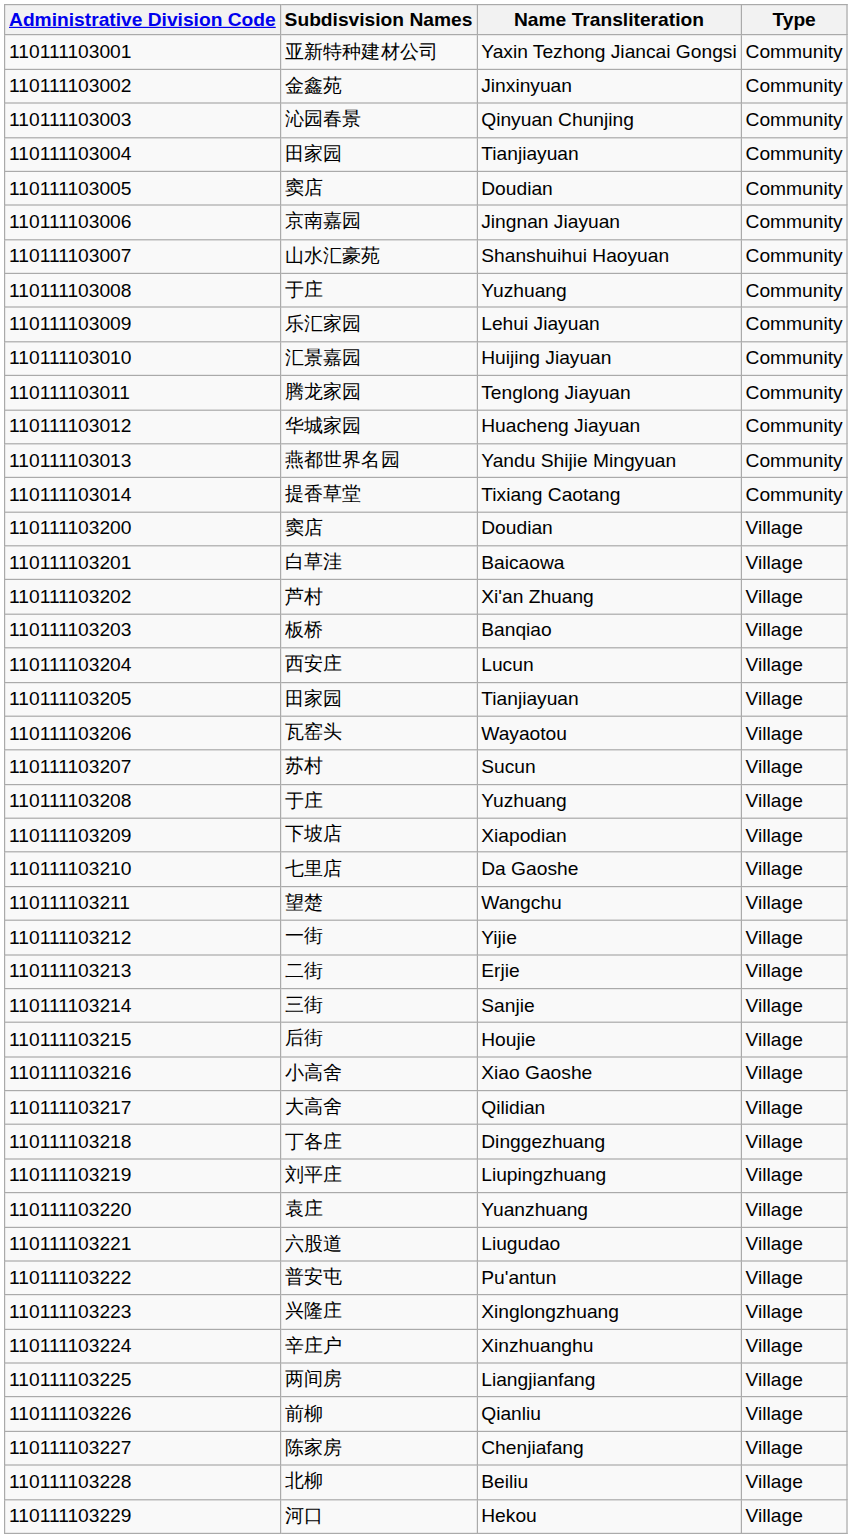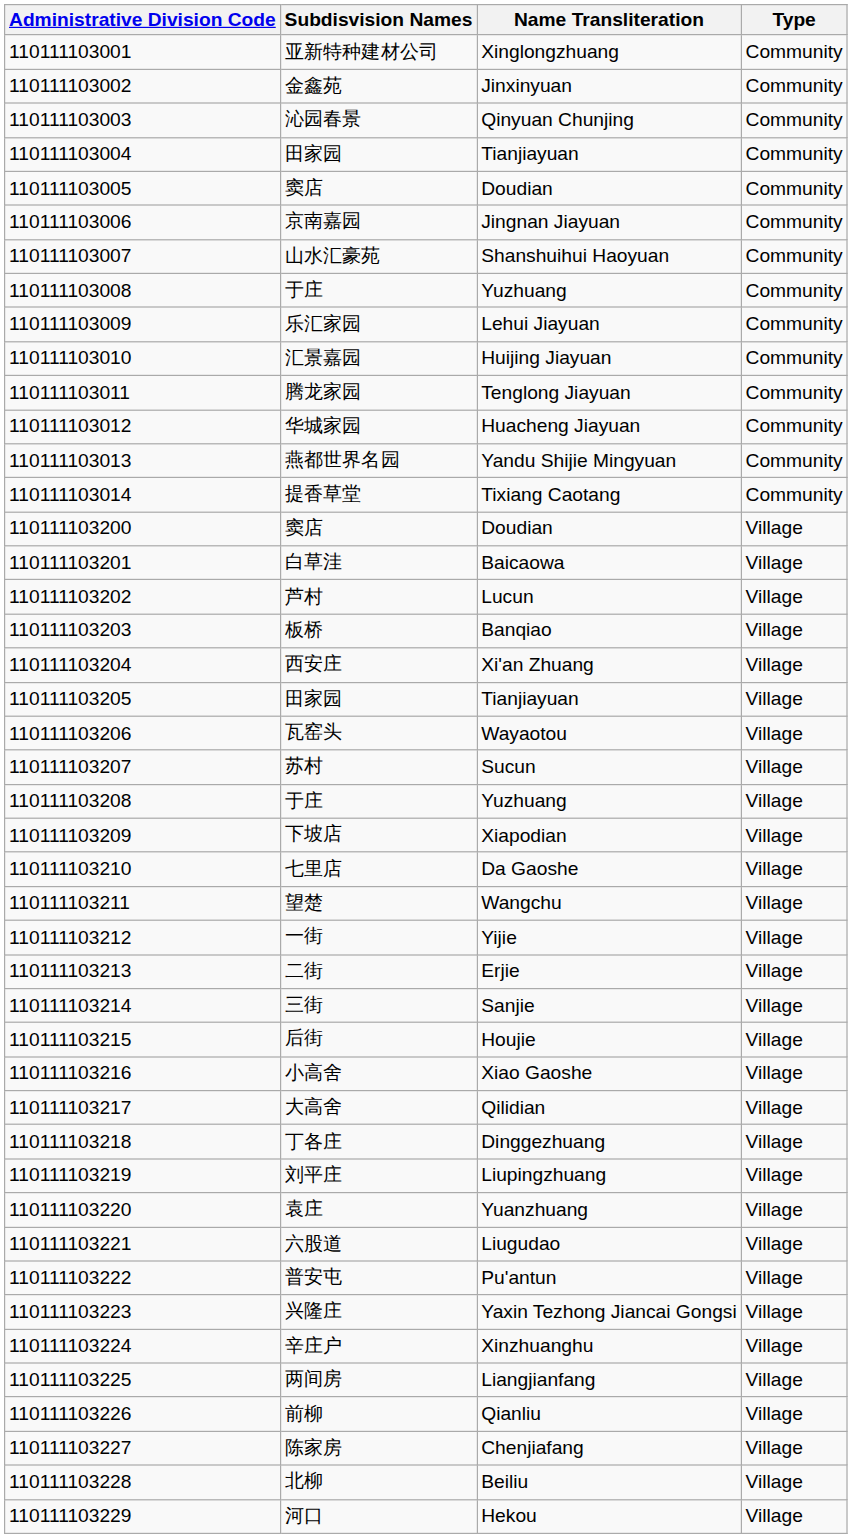(609, 51) Yaxin Tezhong Jiancai Gongsi -> (550, 51) Xinglongzhuang
(538, 596) Xi'an Zhuang -> (507, 596) Lucun
(507, 664) Lucun -> (538, 664) Xi'an Zhuang
(550, 1311) Xinglongzhuang -> (609, 1311) Yaxin Tezhong Jiancai Gongsi
